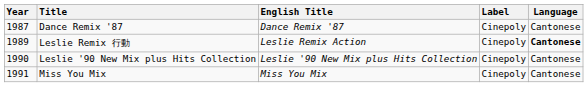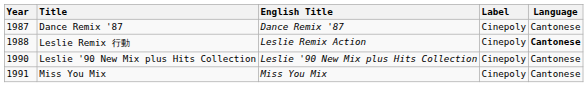(18, 42) 1989 -> (18, 42) 1988
